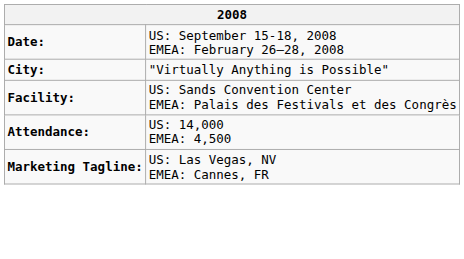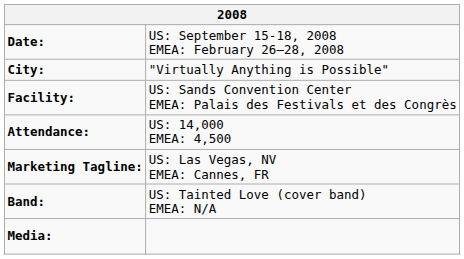+ row: (26, 201)
+ row: (30, 236)
